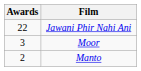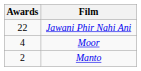(22, 43) 3 -> (22, 43) 4
